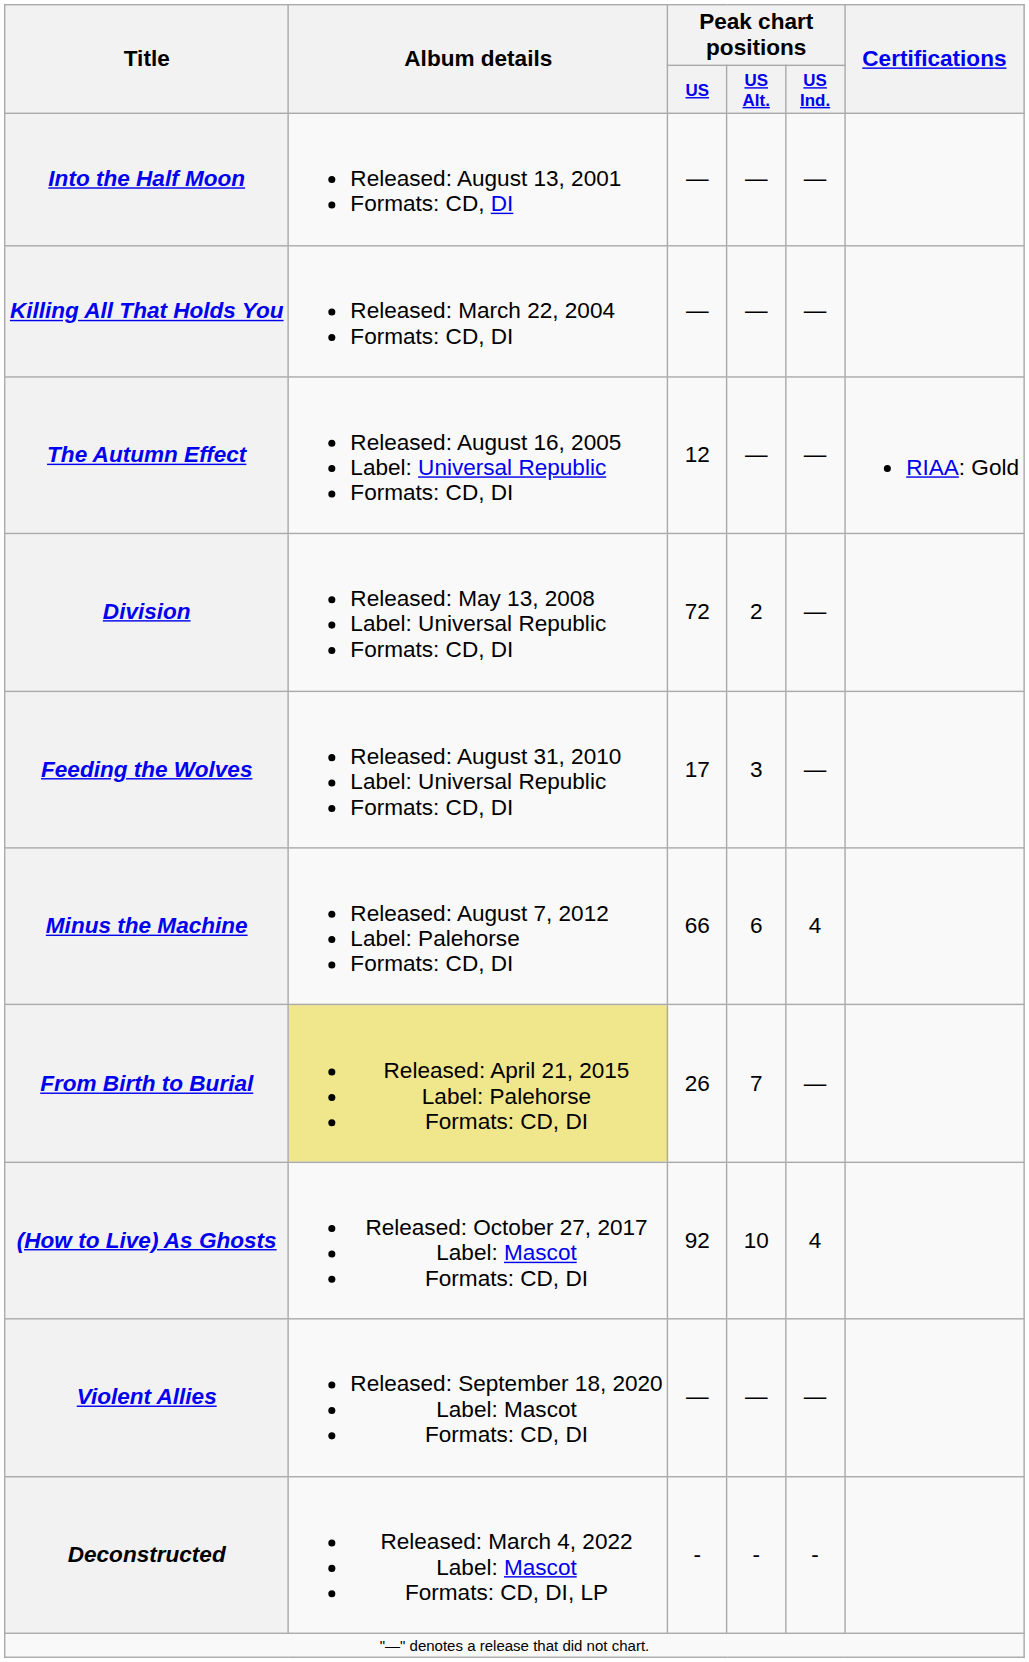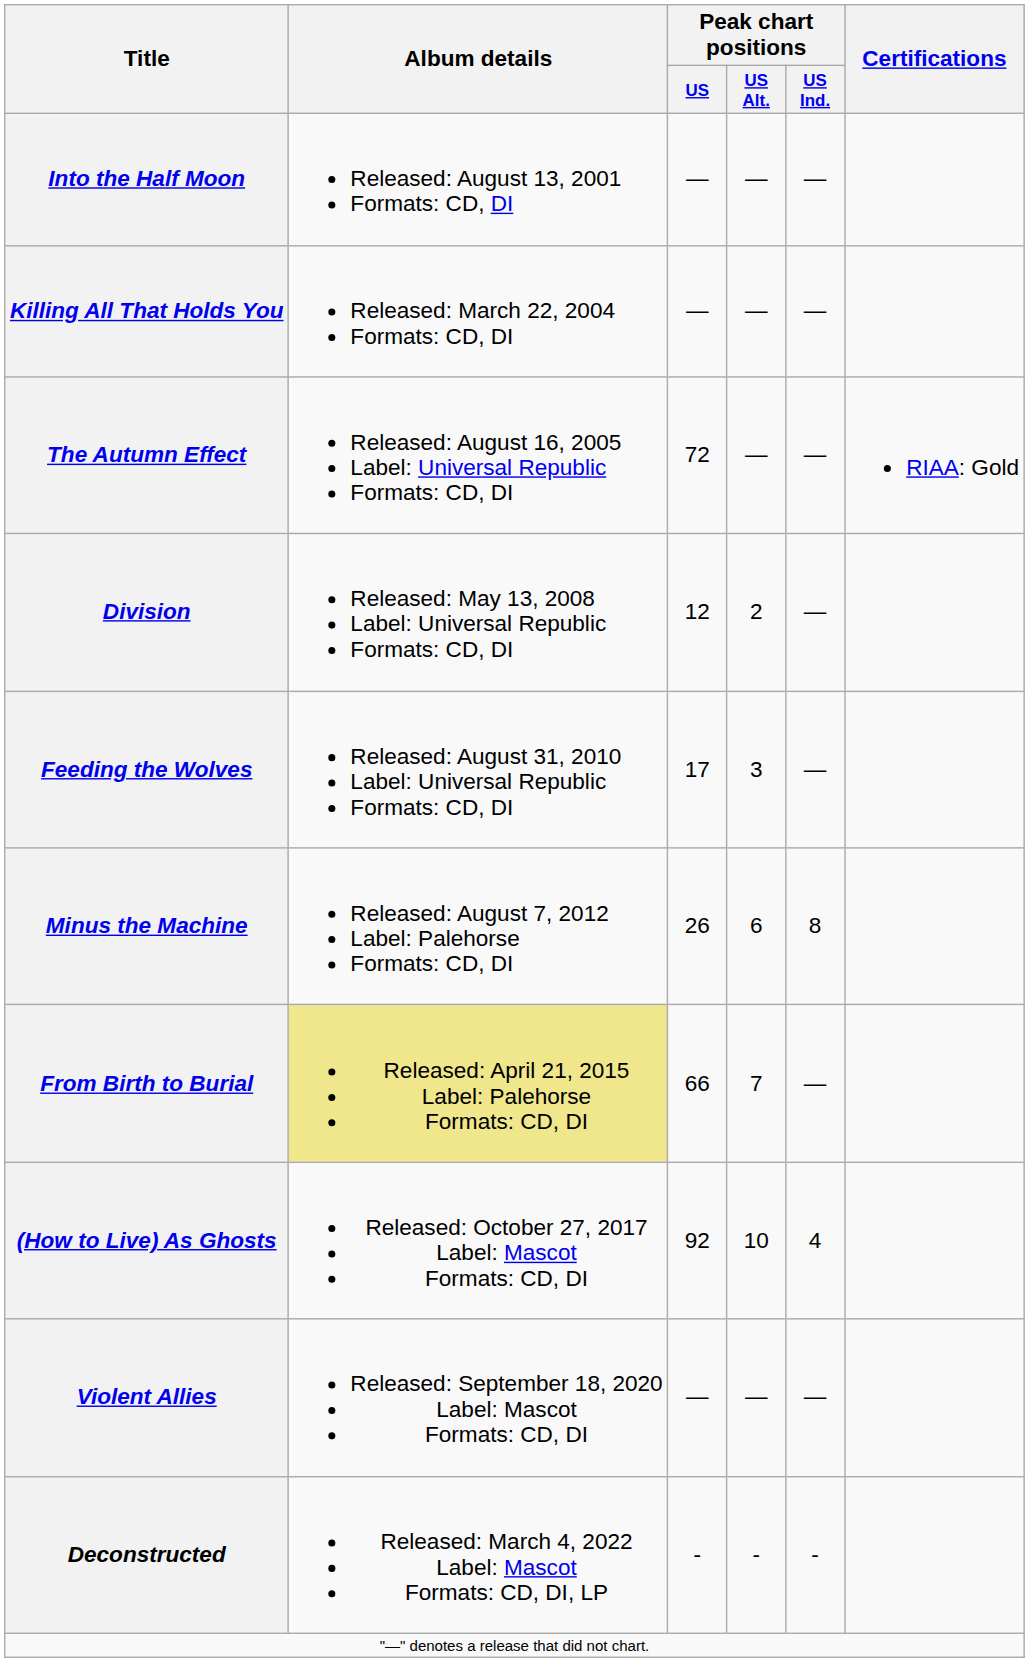(697, 455) 12 -> (697, 455) 72
(697, 612) 72 -> (697, 612) 12
(697, 926) 66 -> (697, 926) 26
(815, 926) 4 -> (815, 926) 8
(697, 1083) 26 -> (697, 1083) 66
